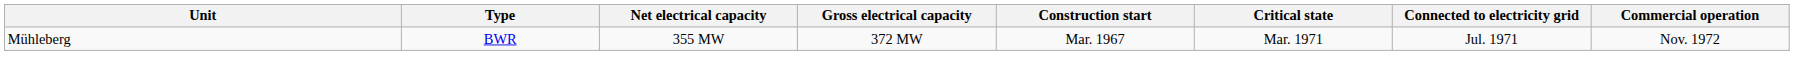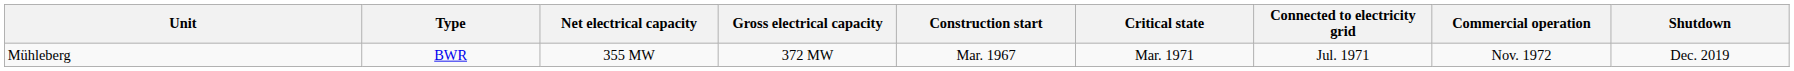+ column: (1700, 24)
